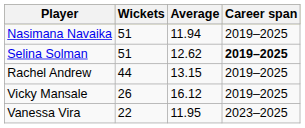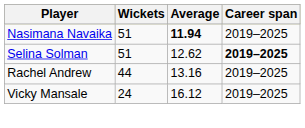(186, 34) normal -> (186, 34) bold
(186, 73) 13.15 -> (186, 73) 13.16
(125, 93) 26 -> (125, 93) 24
- row: (44, 113)
